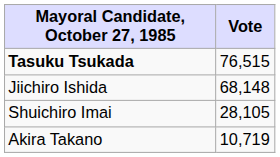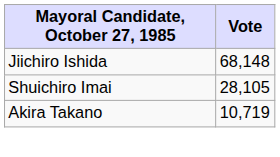- row: (71, 61)
